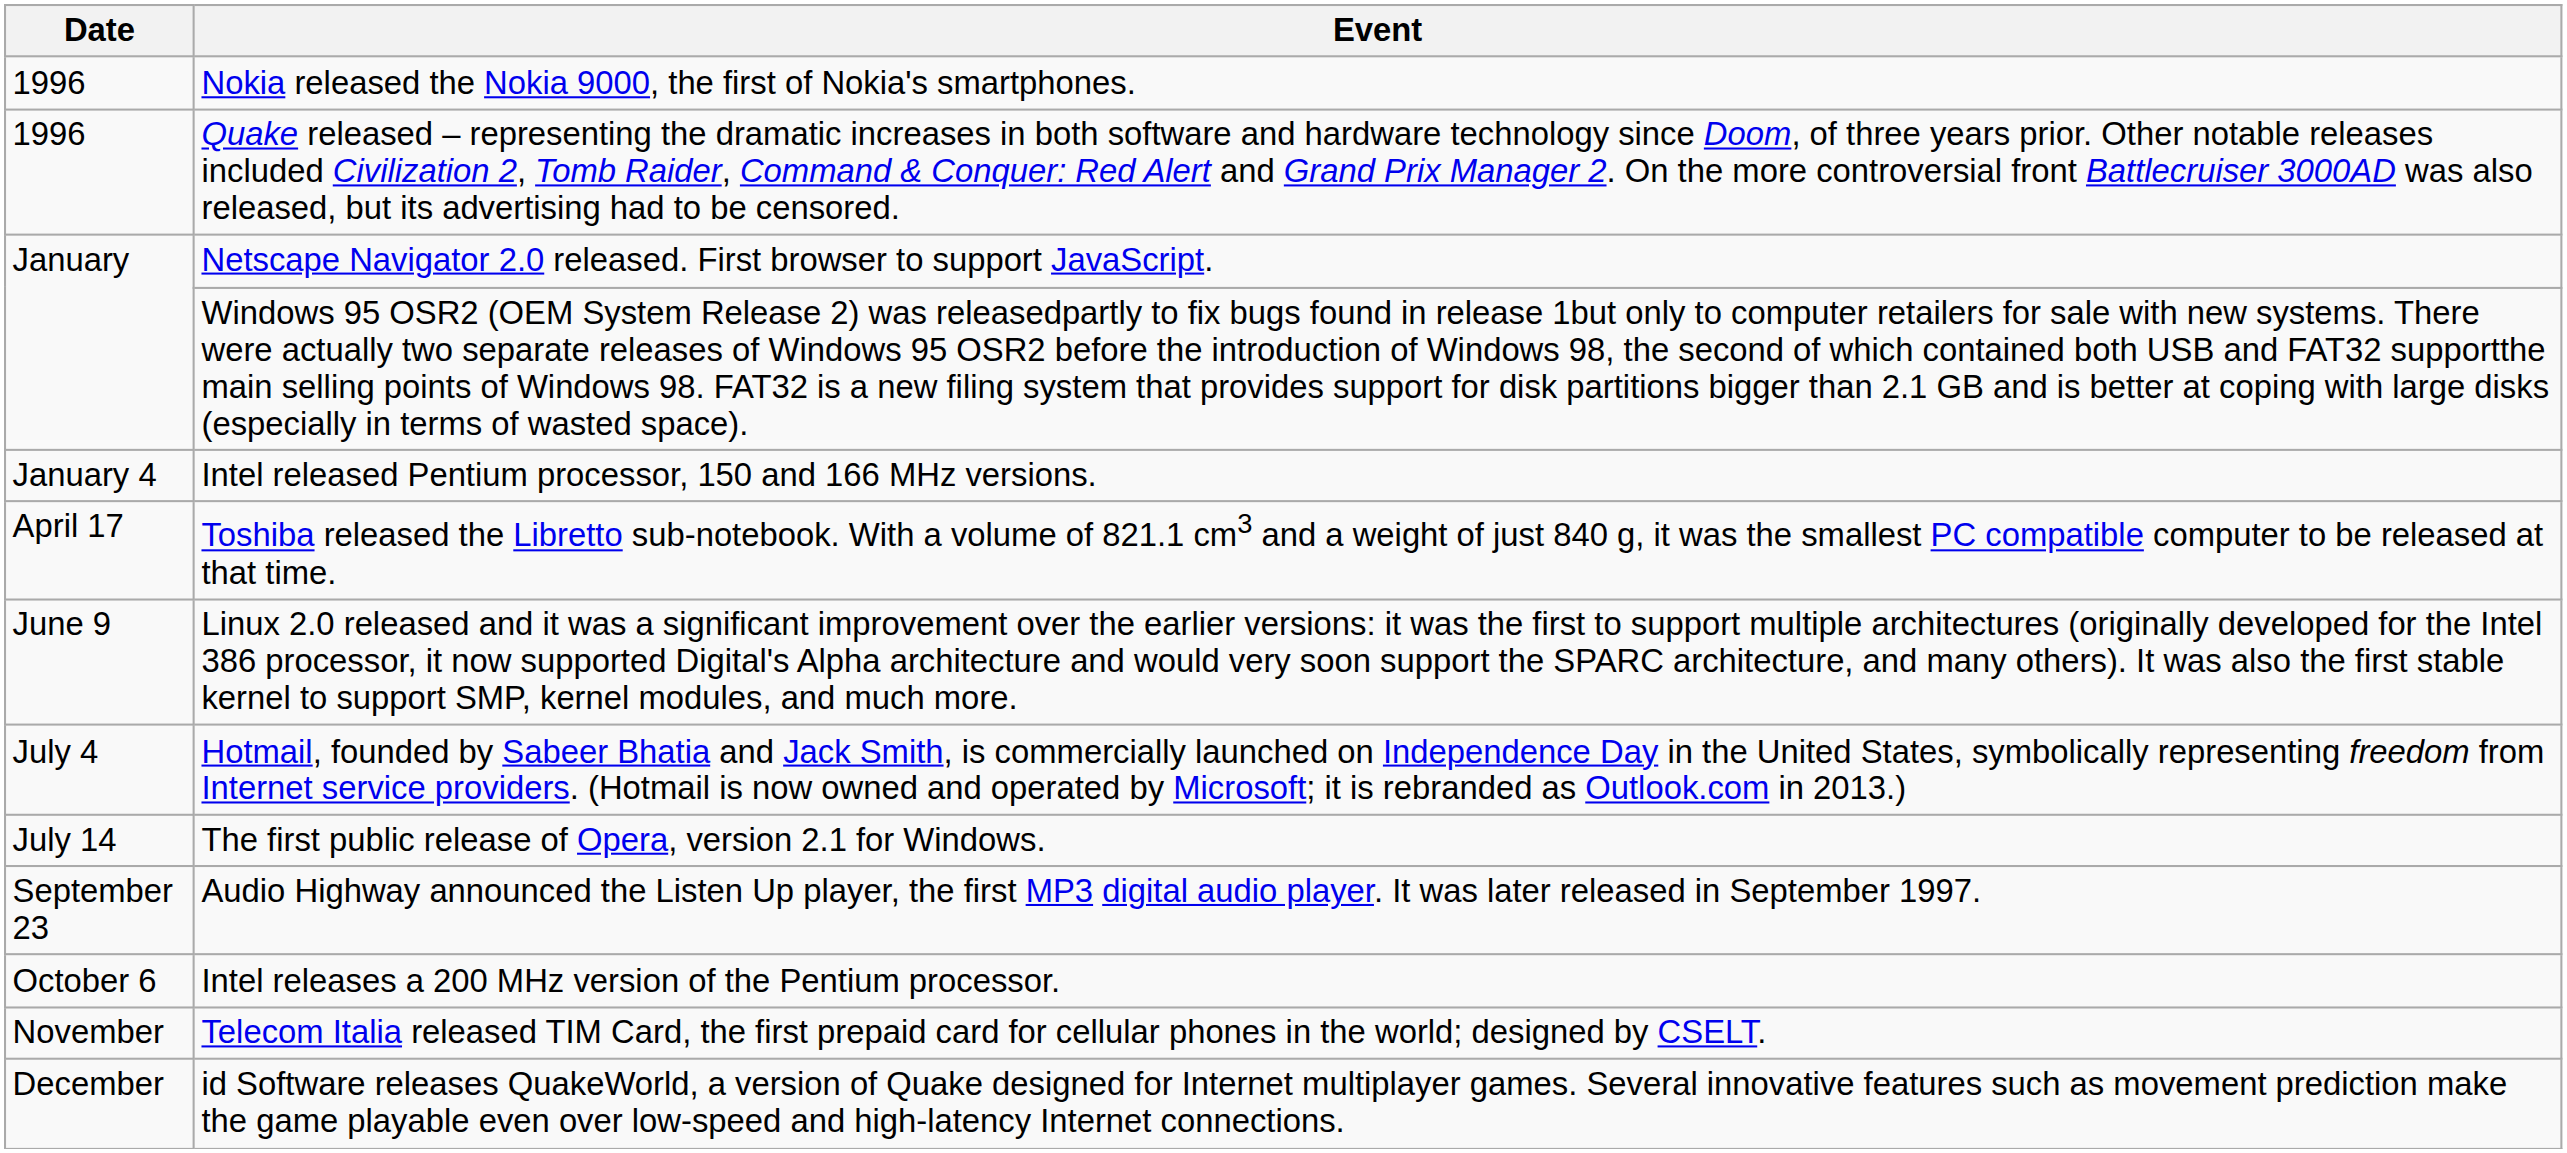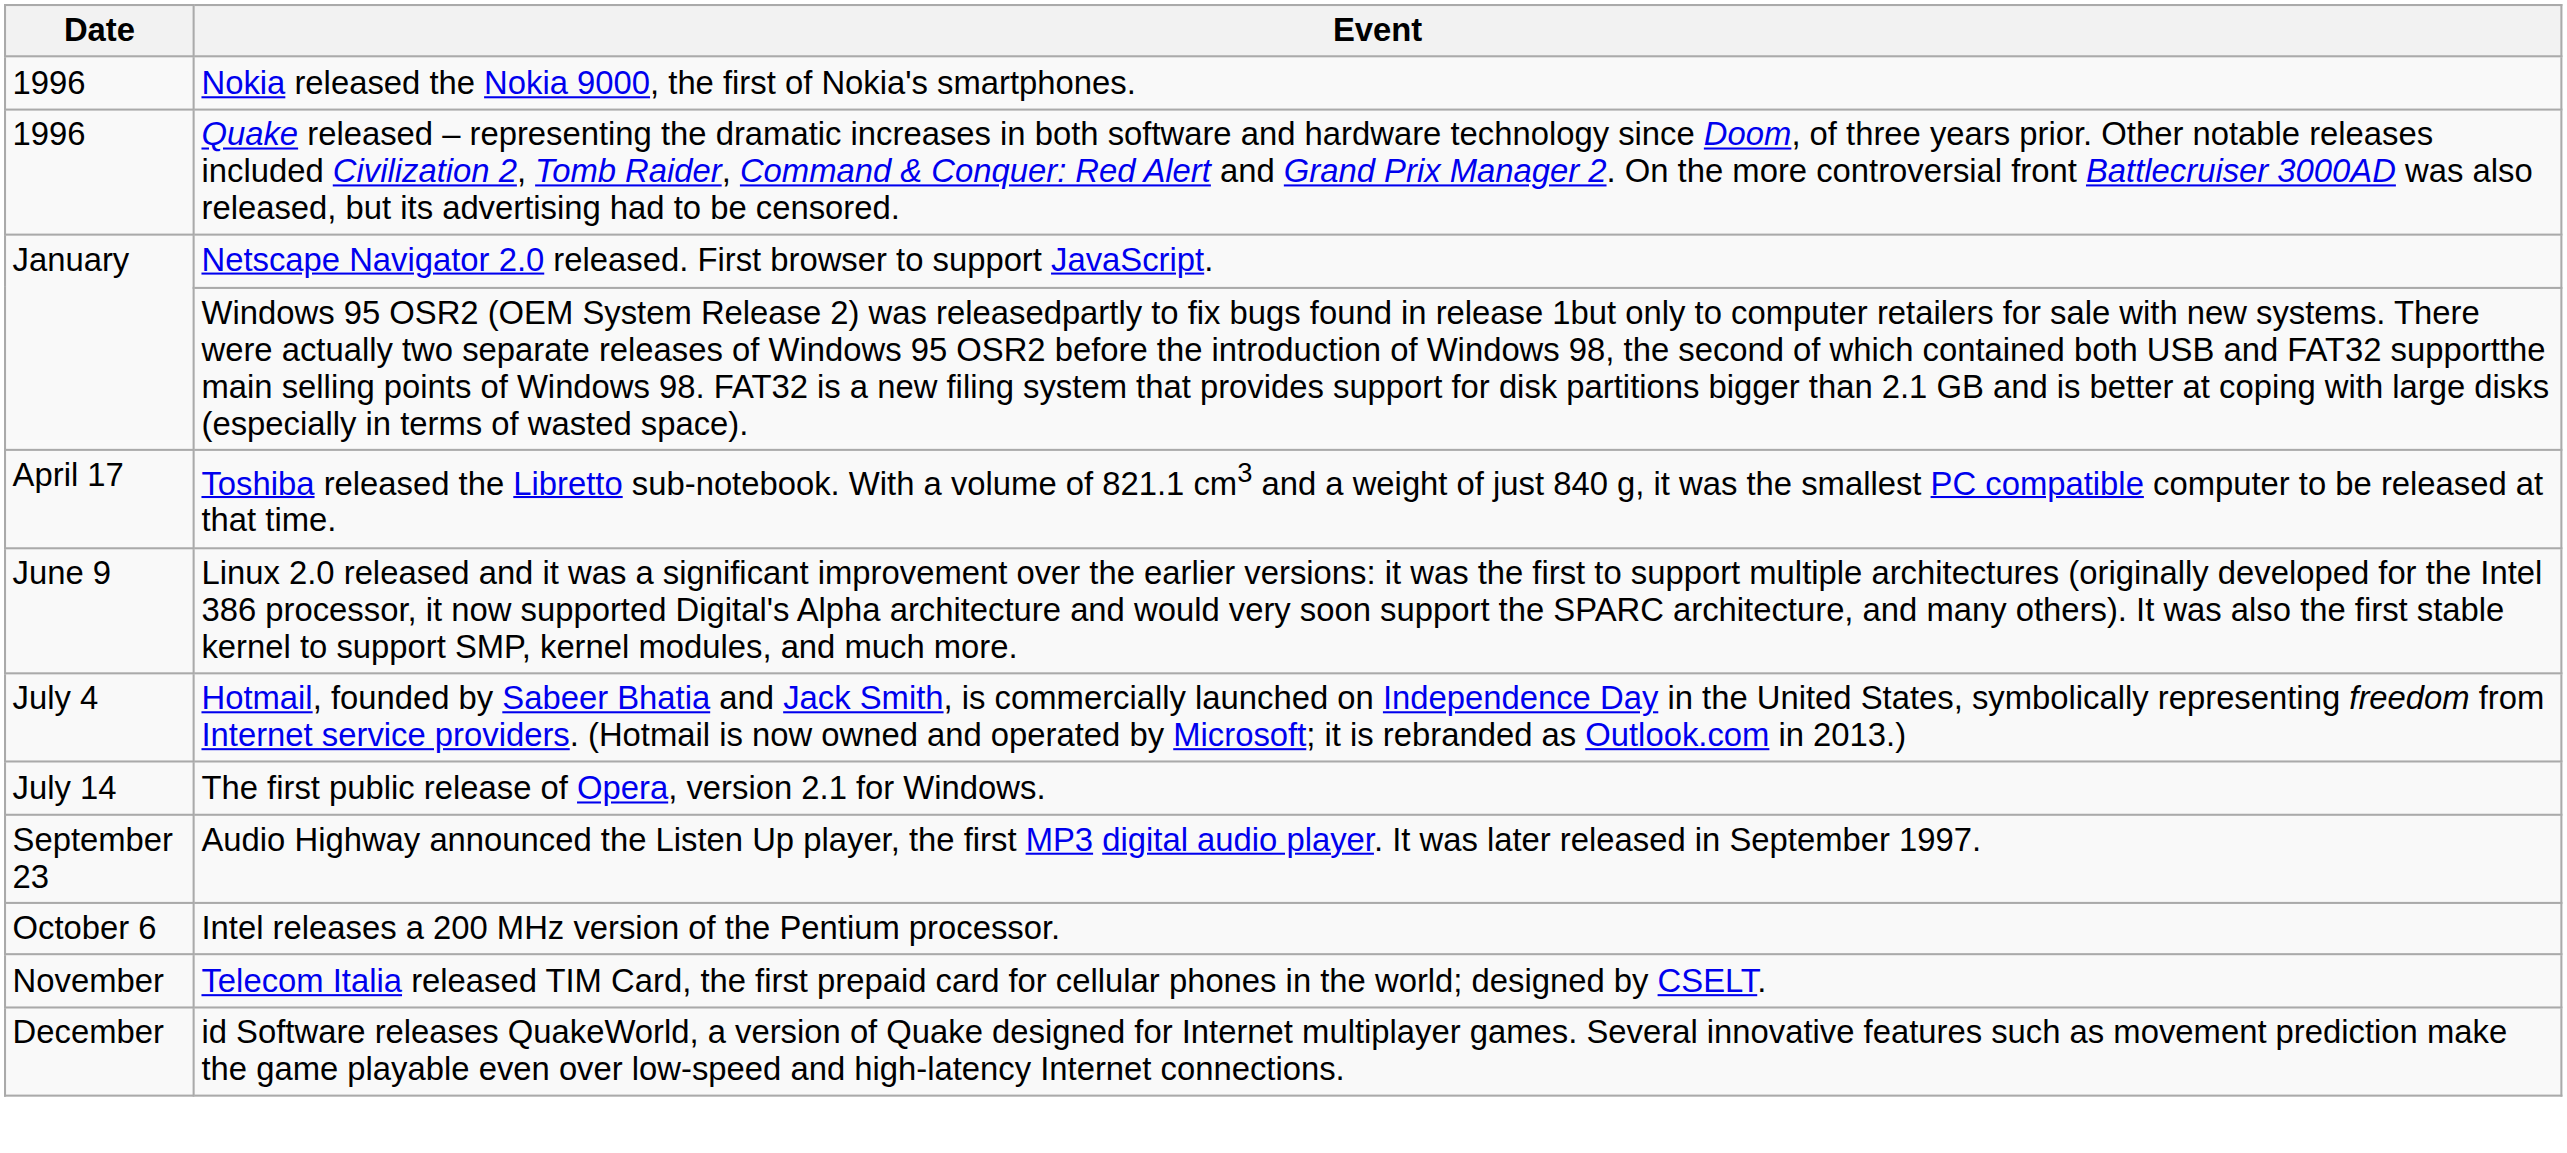- row: (649, 475)
